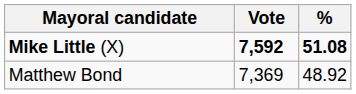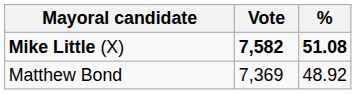(261, 46) 7,592 -> (261, 46) 7,582
